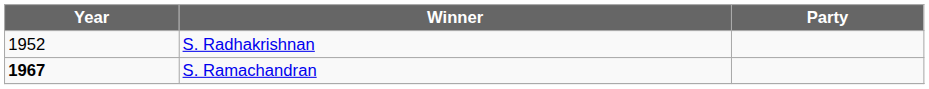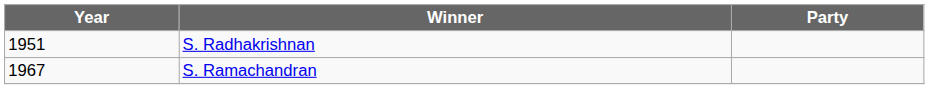(27, 44) 1952 -> (27, 44) 1951
(27, 70) bold -> (27, 70) normal
